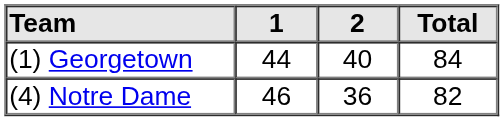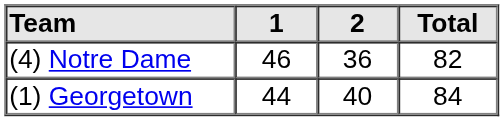rows swapped: (100, 96) <-> (101, 59)
